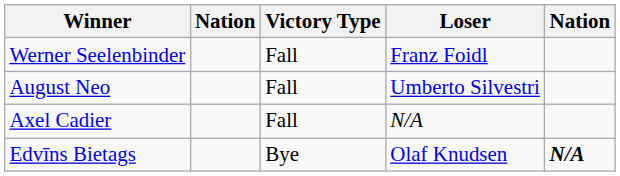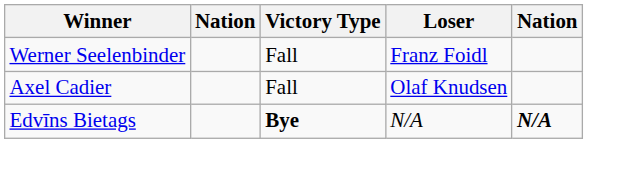- row: (60, 87)
(407, 120) N/A -> (449, 87) Olaf Knudsen
(282, 154) normal -> (282, 120) bold
(449, 154) Olaf Knudsen -> (407, 120) N/A
